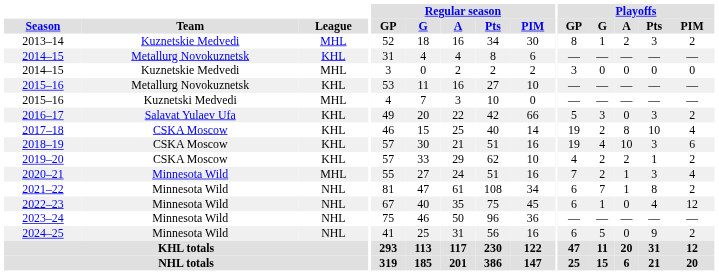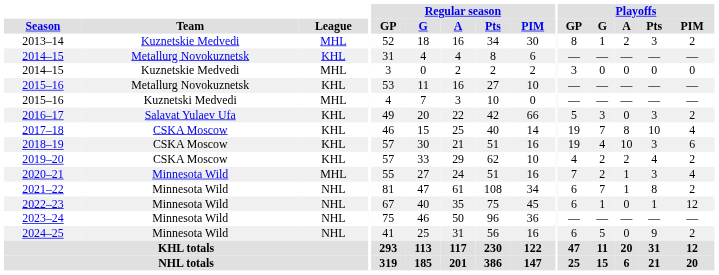(602, 129) 2 -> (602, 129) 7
(654, 159) 1 -> (654, 159) 4
(654, 203) 4 -> (654, 203) 1
